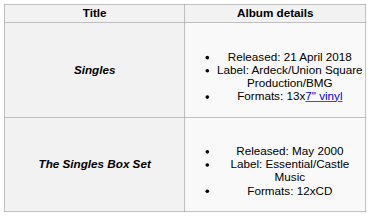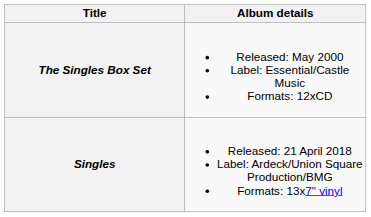rows swapped: (95, 164) <-> (95, 70)
